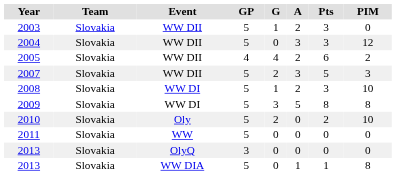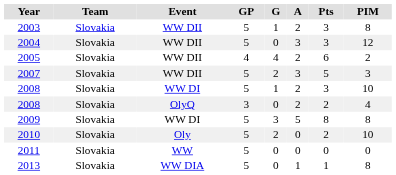(368, 27) 0 -> (368, 27) 8
+ row: (29, 104)
- row: (29, 150)
